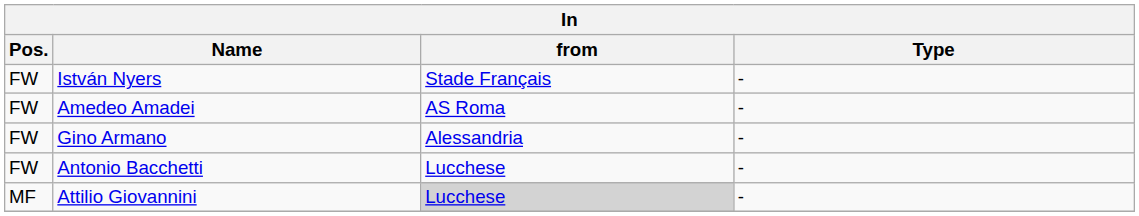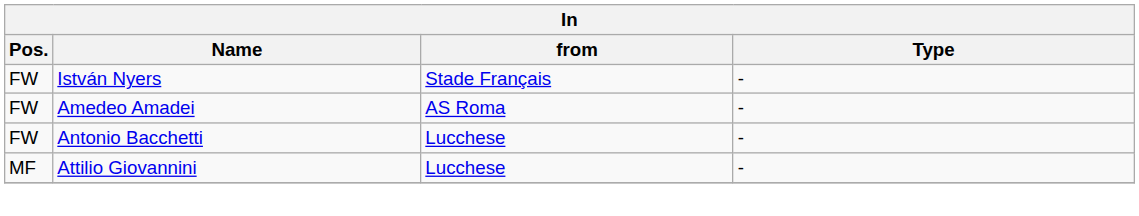- row: (112, 138)
(465, 197) lightgrey background -> (465, 168) no background
